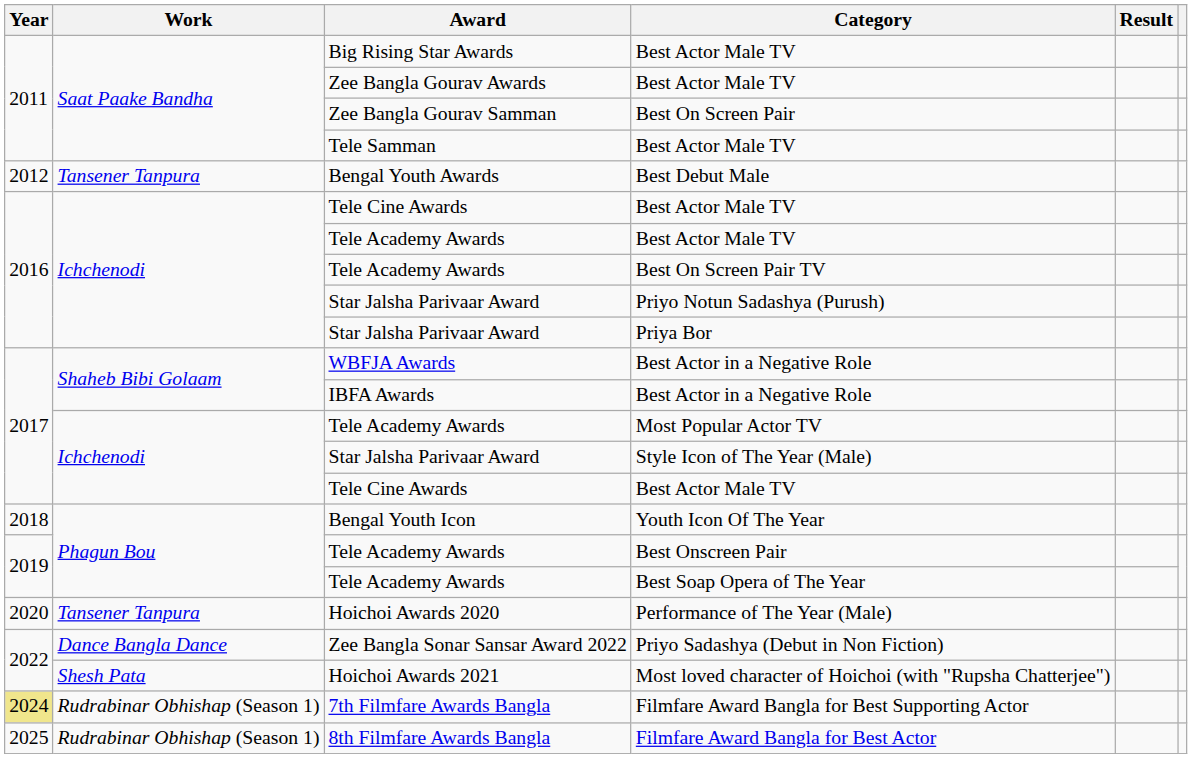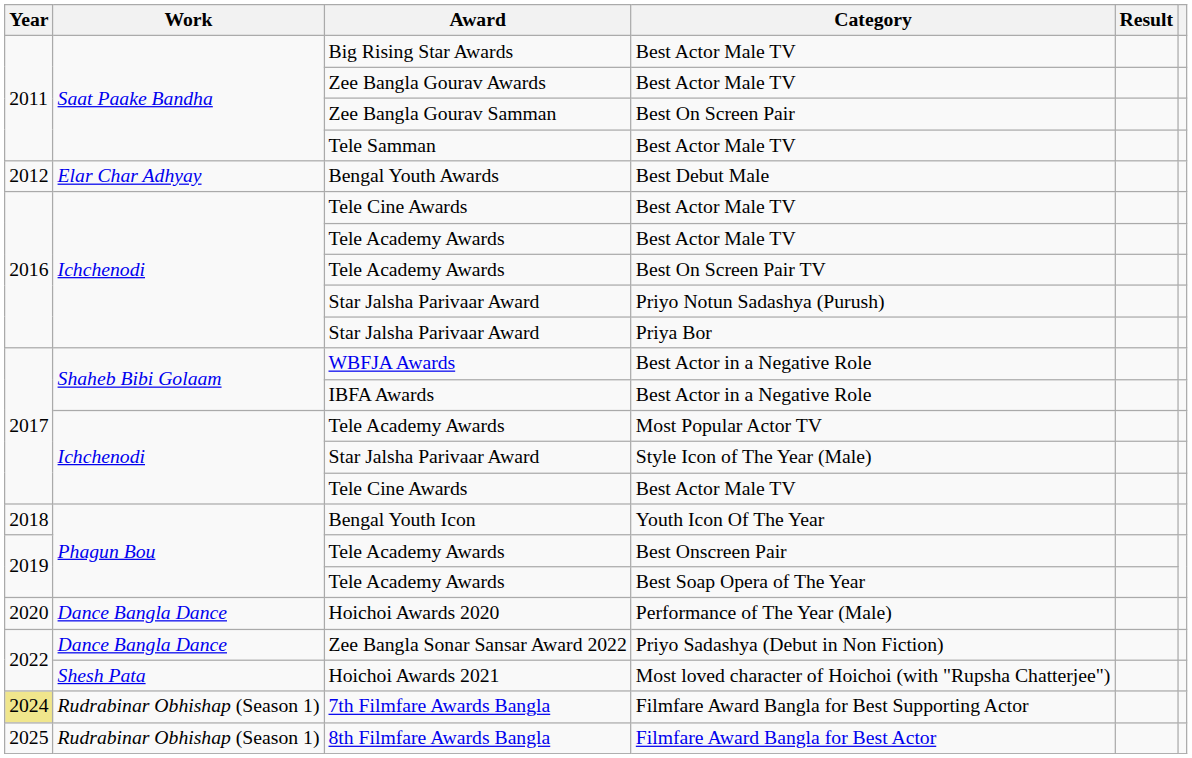(129, 176) Tansener Tanpura -> (130, 176) Elar Char Adhyay
(129, 613) Tansener Tanpura -> (142, 613) Dance Bangla Dance
